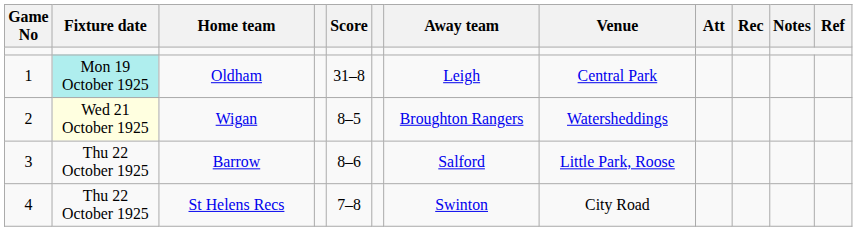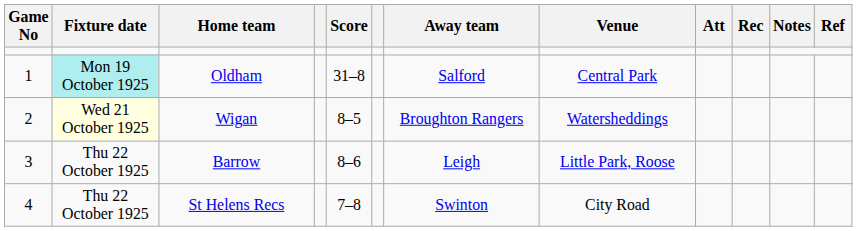(462, 76) Leigh -> (462, 76) Salford
(462, 162) Salford -> (462, 162) Leigh
